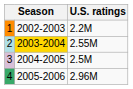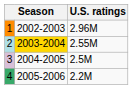(81, 28) 2.2M -> (84, 28) 2.96M
(84, 76) 2.96M -> (81, 76) 2.2M
